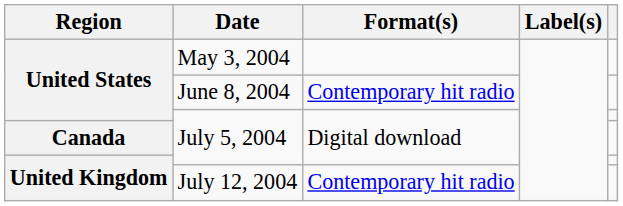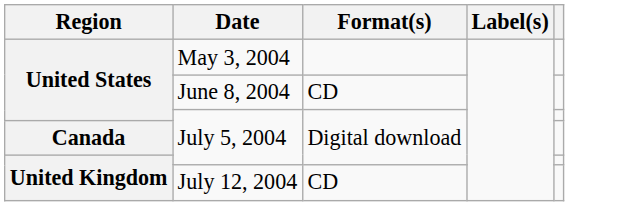(411, 92) Contemporary hit radio -> (323, 92) CD
(411, 182) Contemporary hit radio -> (323, 182) CD
